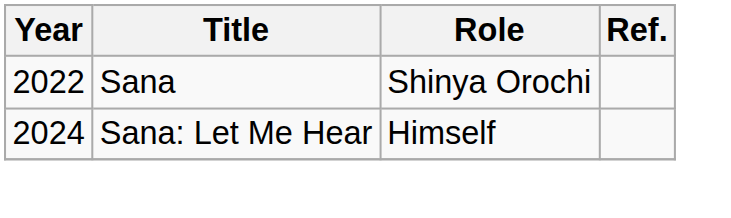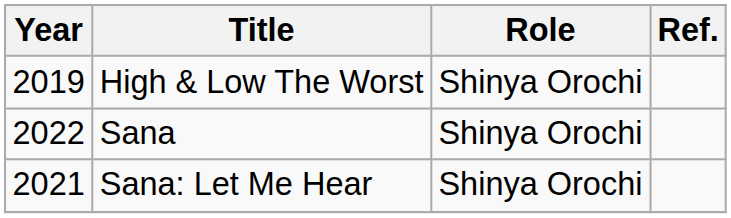+ row: (262, 81)
(49, 133) 2024 -> (49, 184) 2021
(441, 133) Himself -> (540, 184) Shinya Orochi
